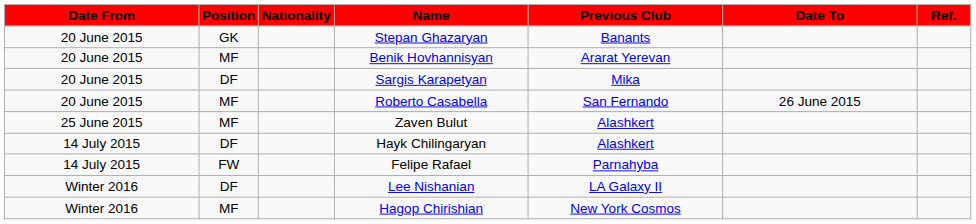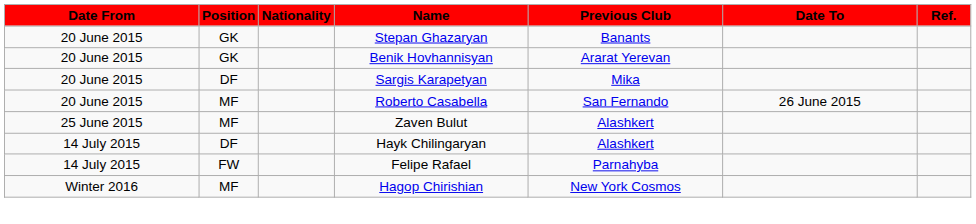(229, 58) MF -> (229, 58) GK
- row: (431, 187)
